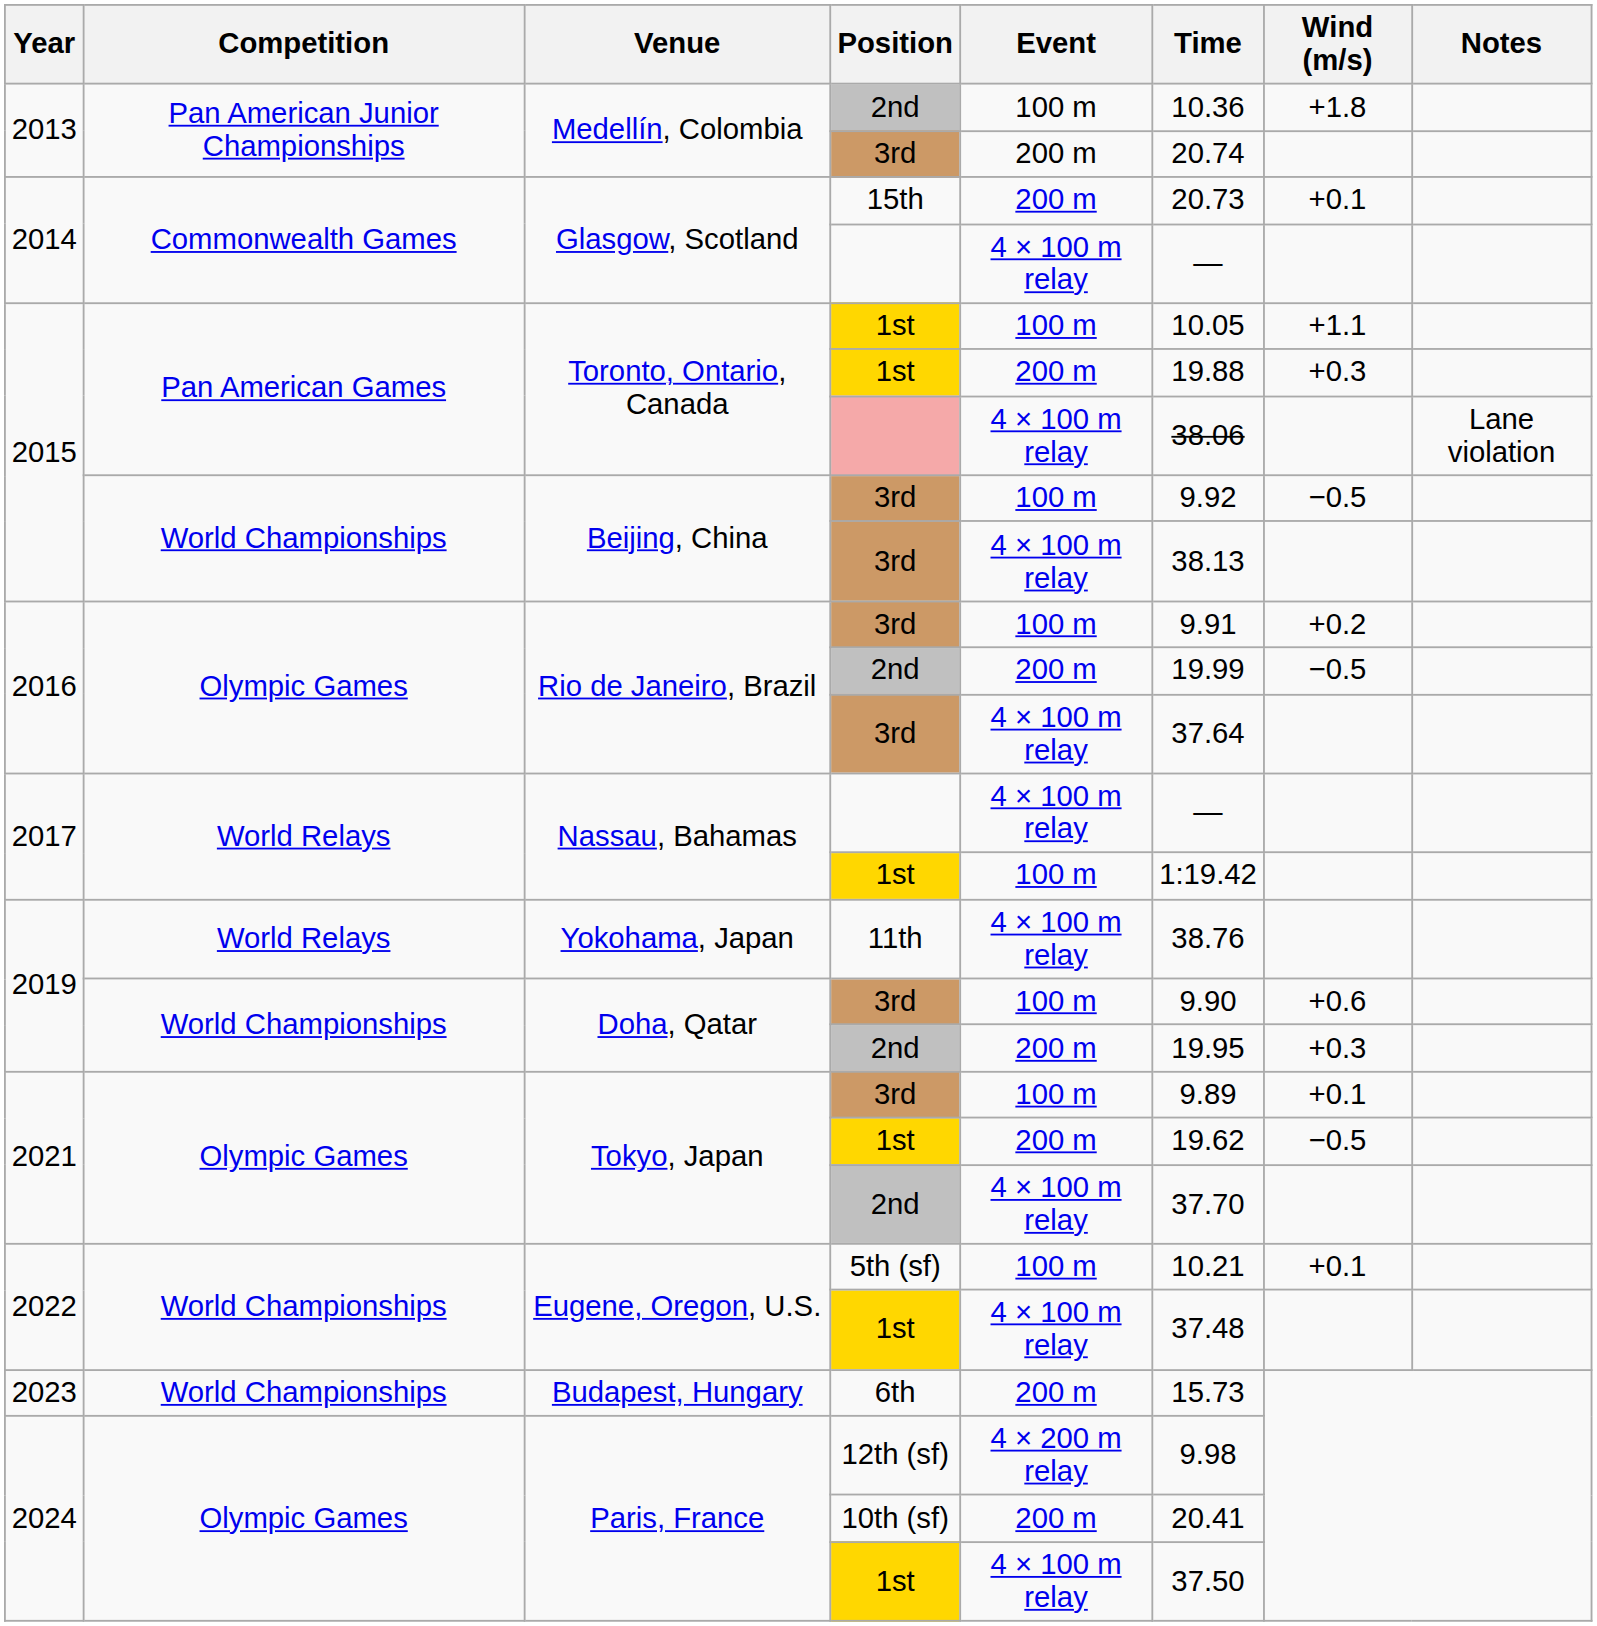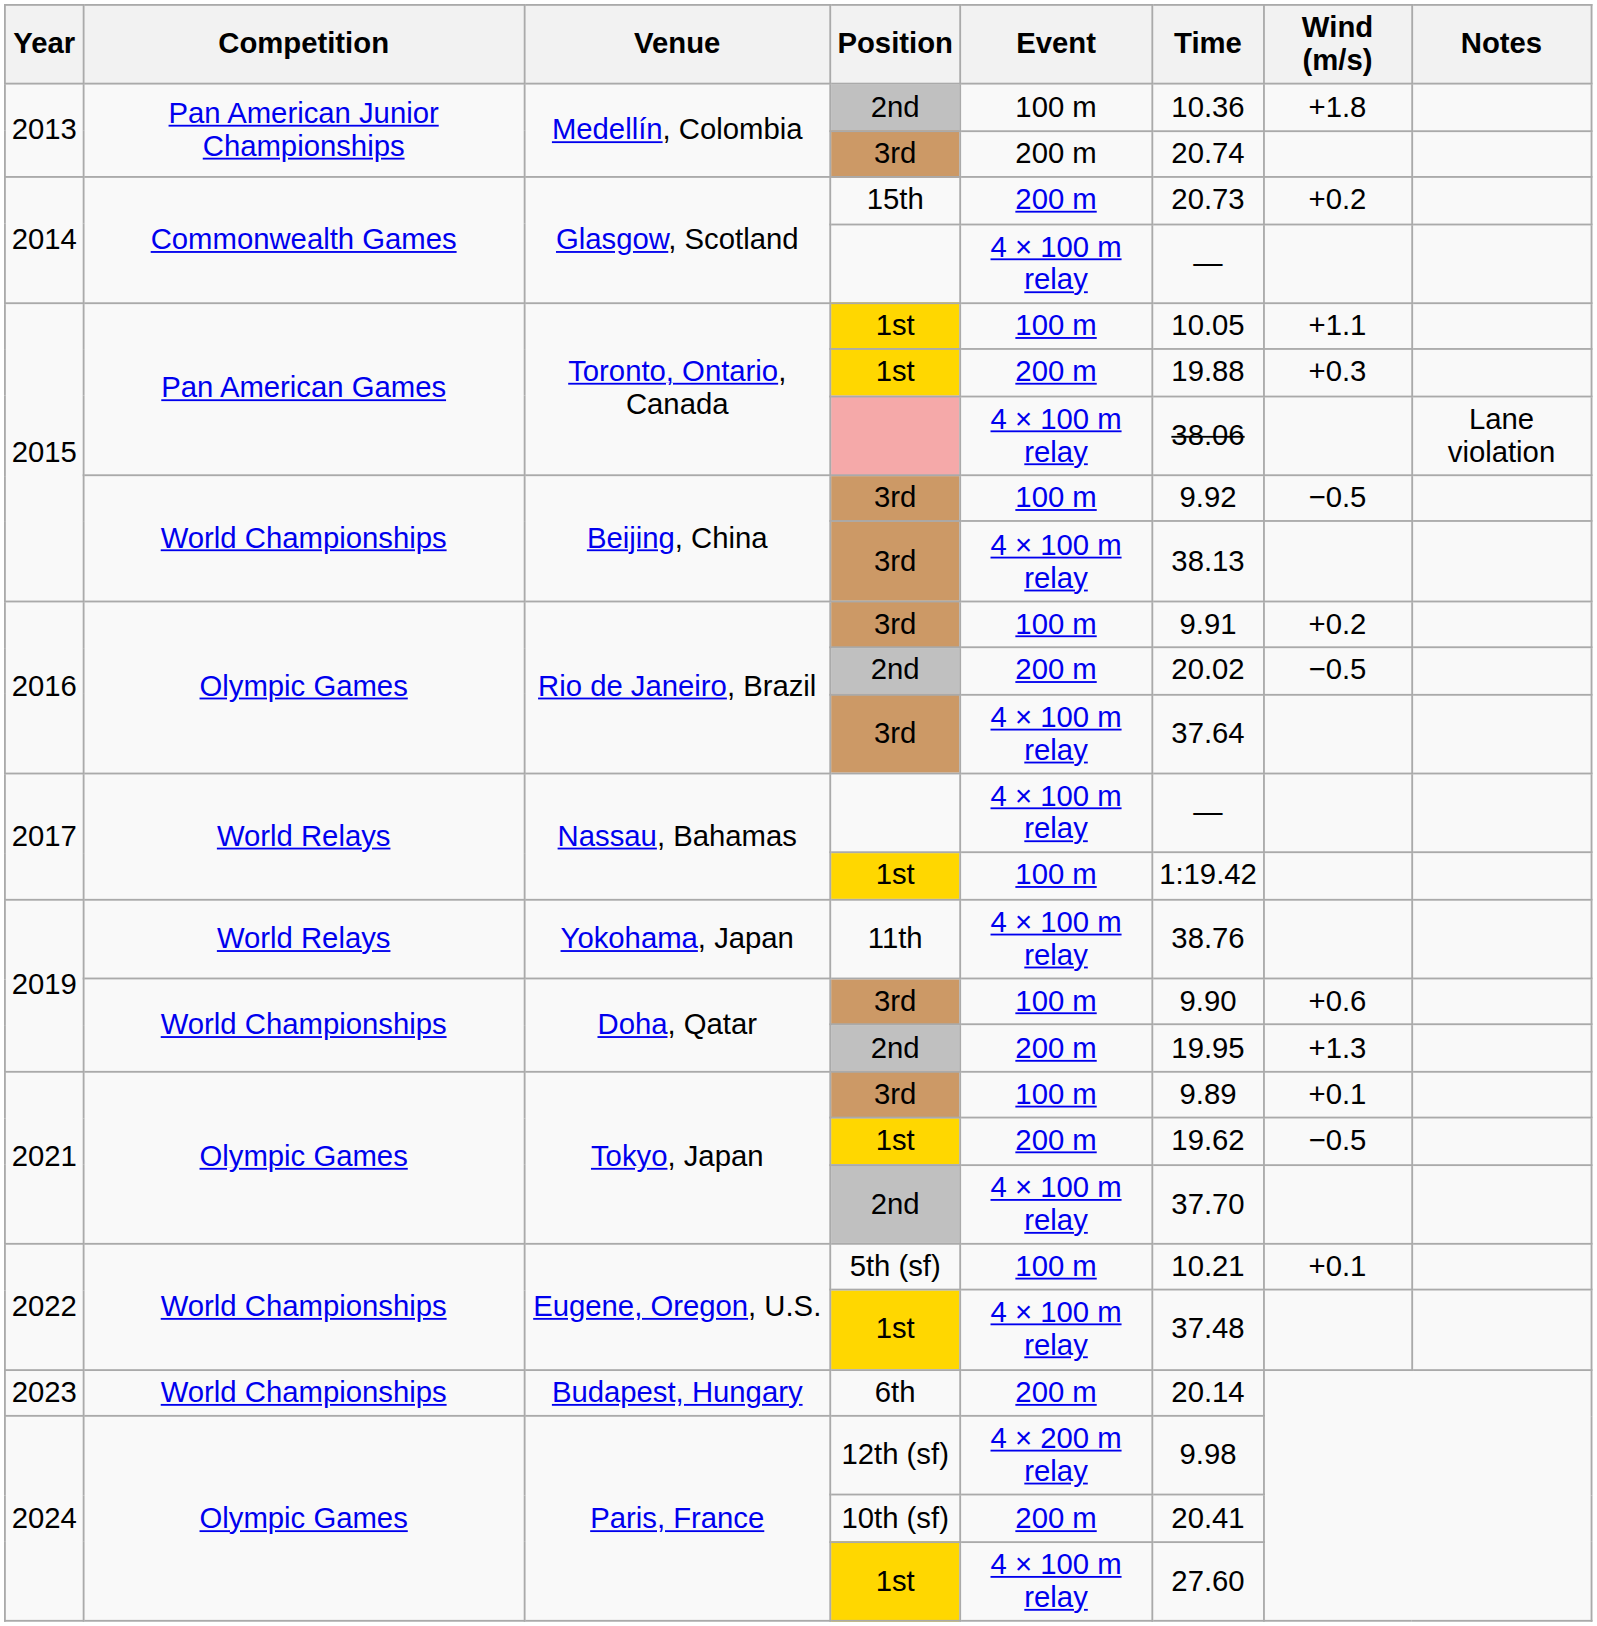(1337, 199) +0.1 -> (1337, 199) +0.2
(1208, 670) 19.99 -> (1208, 670) 20.02
(1337, 1047) +0.3 -> (1337, 1047) +1.3
(1208, 1392) 15.73 -> (1208, 1392) 20.14
(1208, 1580) 37.50 -> (1208, 1580) 27.60
